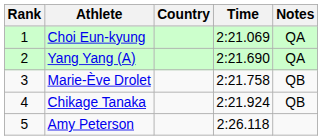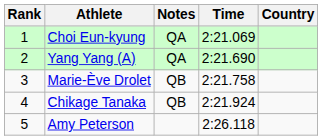columns swapped: (184, 15) <-> (295, 15)
